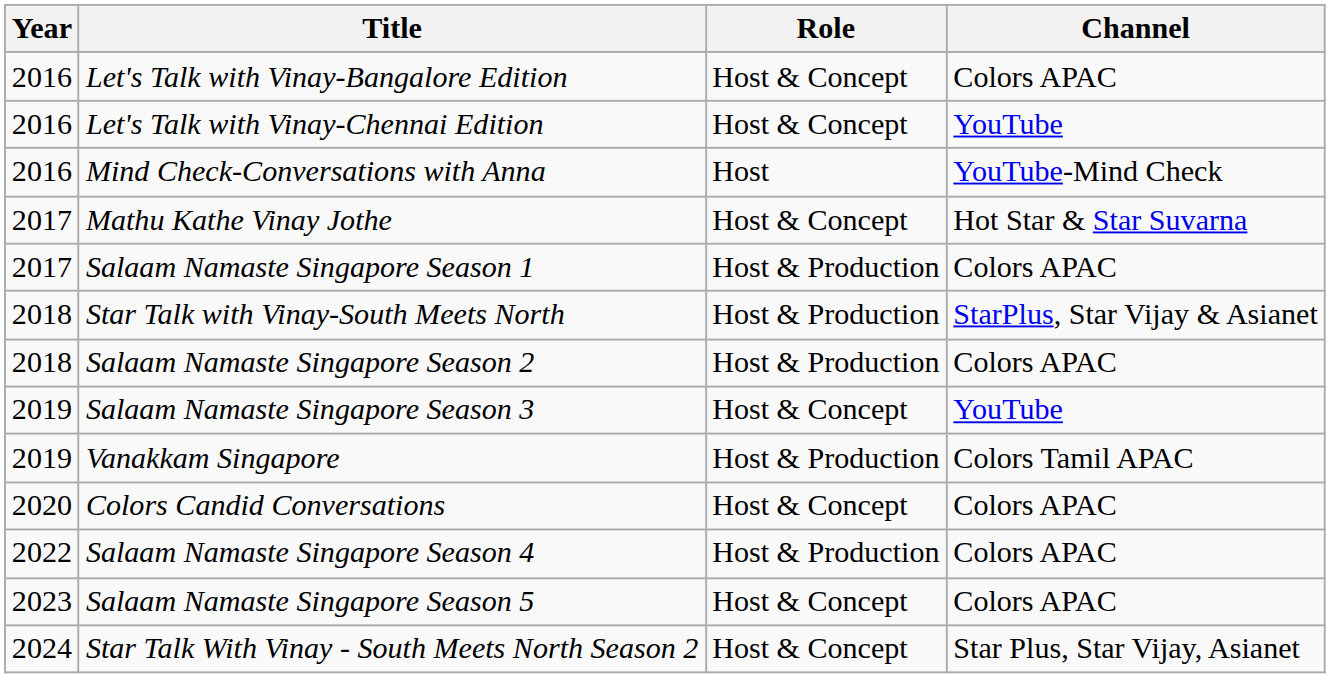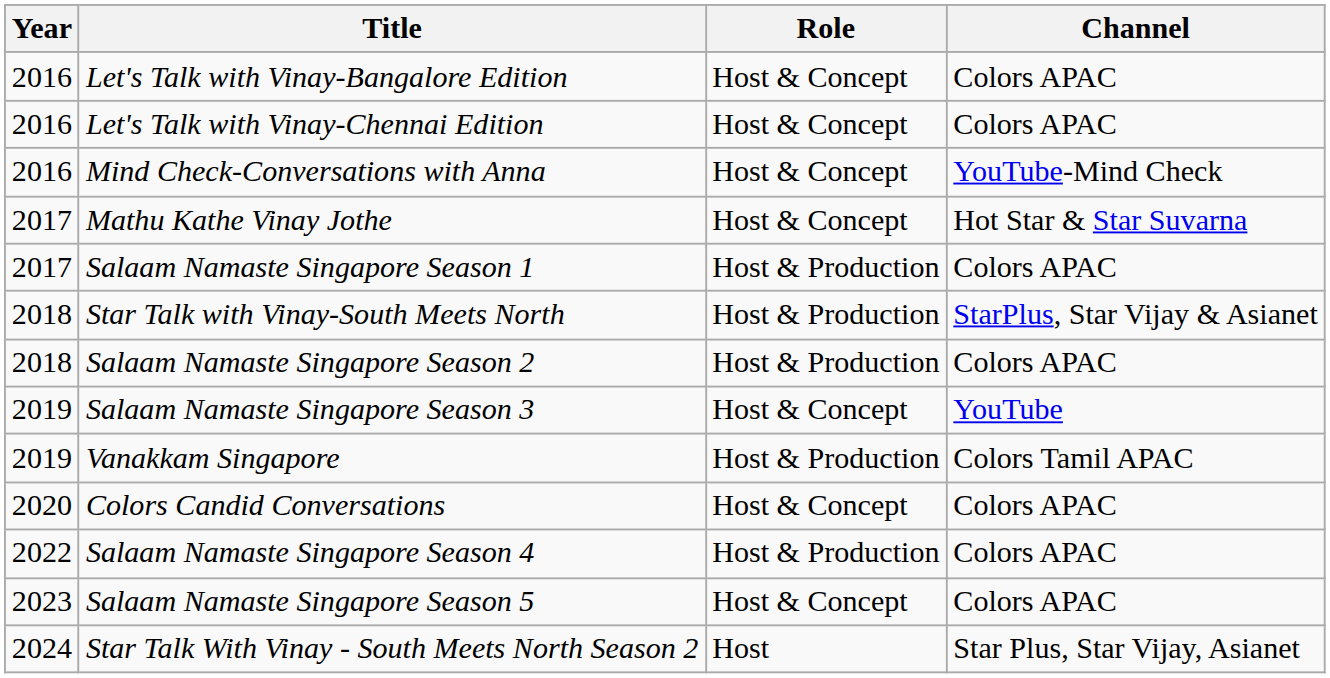(1008, 123) YouTube -> (1035, 123) Colors APAC
(741, 171) Host -> (810, 171) Host & Concept
(810, 648) Host & Concept -> (741, 648) Host
